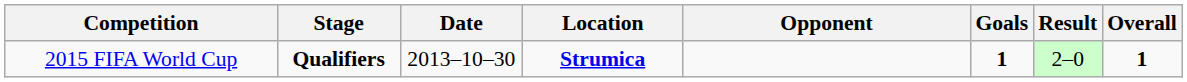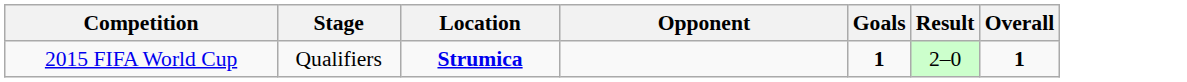- column: (461, 22)
(339, 58) bold -> (339, 58) normal
